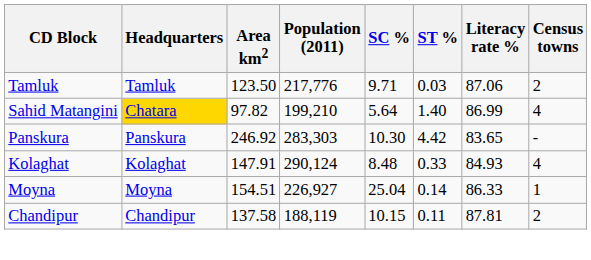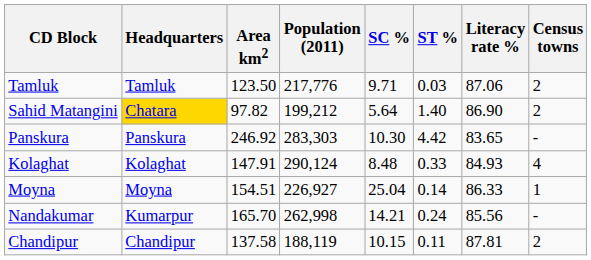(311, 111) 199,210 -> (311, 111) 199,212
(484, 111) 86.99 -> (484, 111) 86.90
(537, 111) 4 -> (537, 111) 2
+ row: (51, 215)
